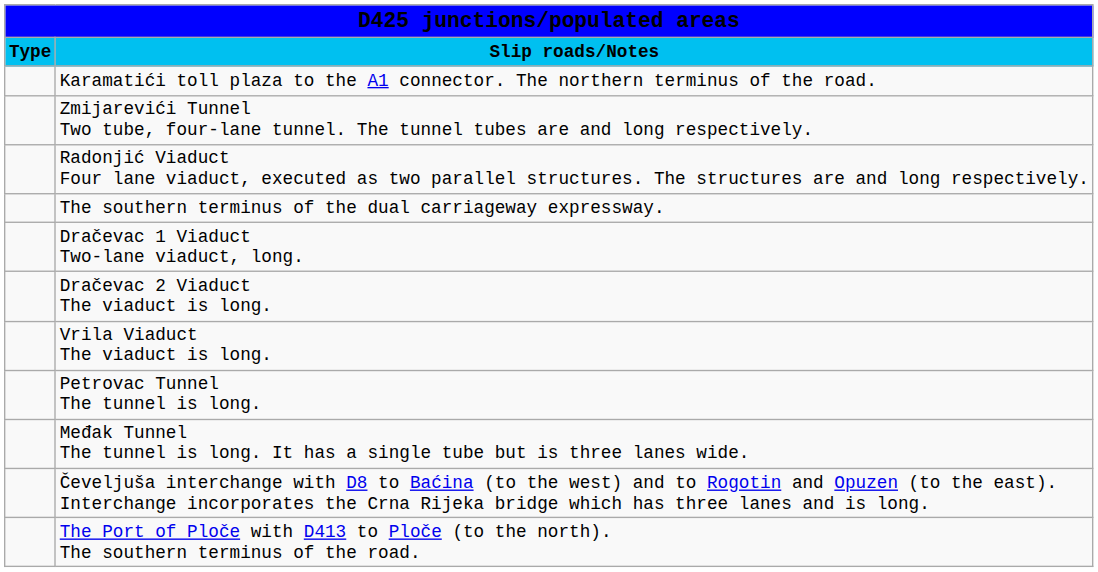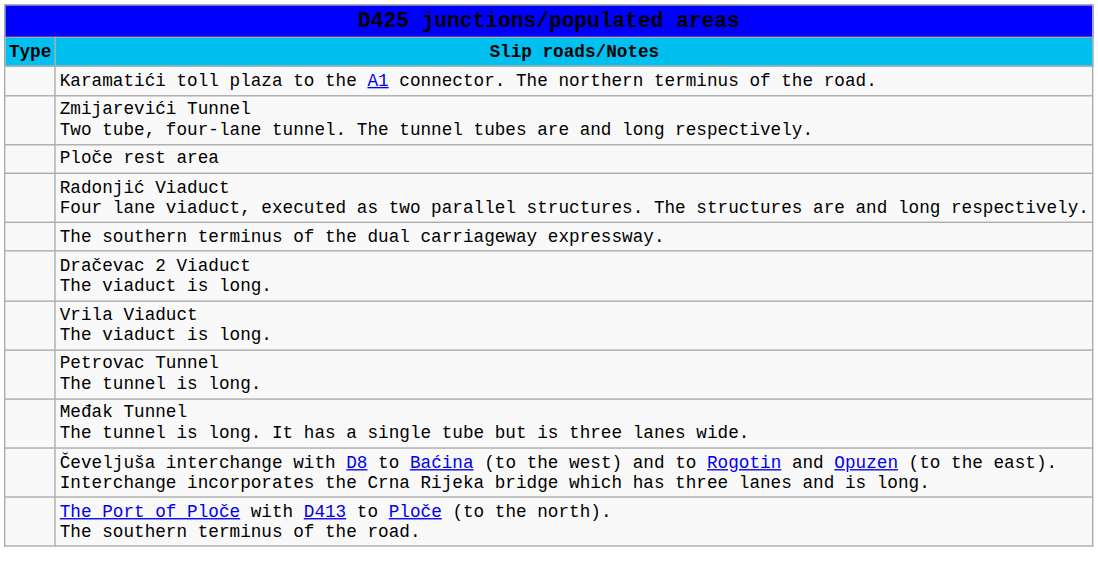+ row: (139, 159)
- row: (182, 247)
